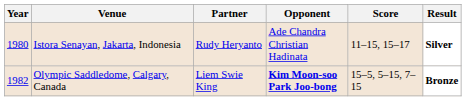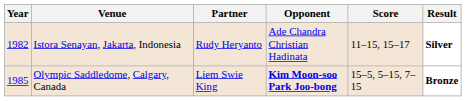(18, 44) 1980 -> (18, 44) 1982
(18, 81) 1982 -> (18, 81) 1985
